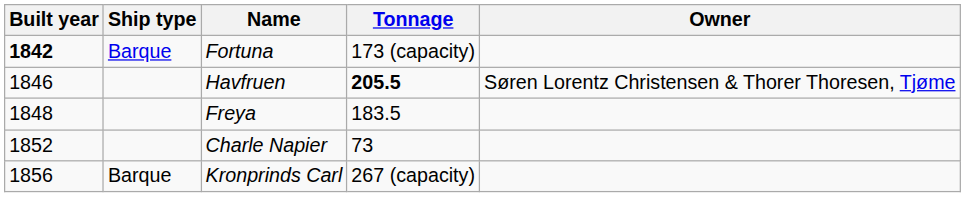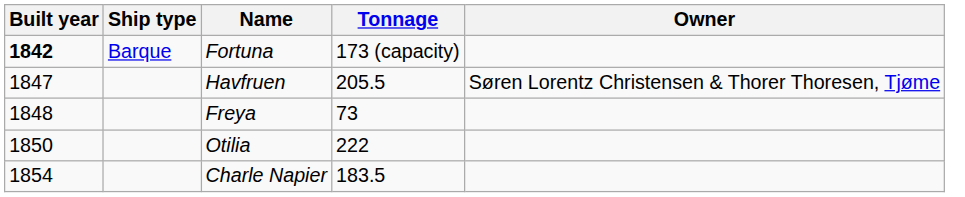(31, 82) 1846 -> (31, 82) 1847
(376, 82) bold -> (361, 82) normal
(376, 113) 183.5 -> (347, 113) 73
+ row: (228, 144)
(31, 144) 1852 -> (31, 176) 1854
(362, 144) 73 -> (361, 176) 183.5
- row: (274, 176)
